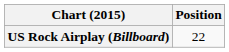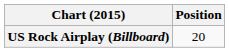(199, 36) 22 -> (199, 36) 20
